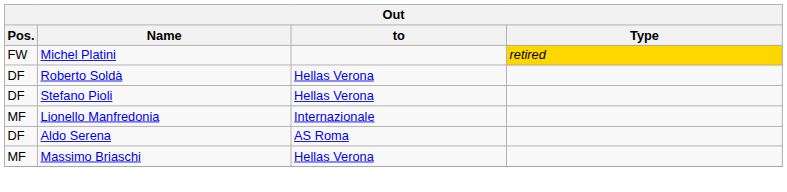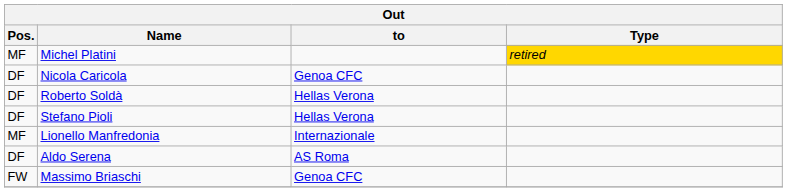(17, 55) FW -> (17, 55) MF
+ row: (84, 76)
(17, 157) MF -> (17, 177) FW
(334, 157) Hellas Verona -> (328, 177) Genoa CFC
